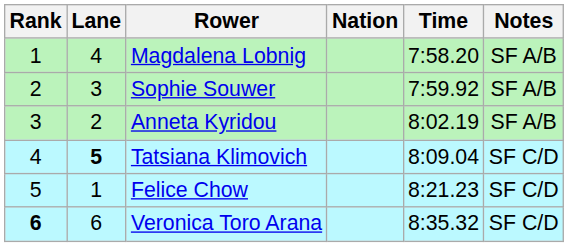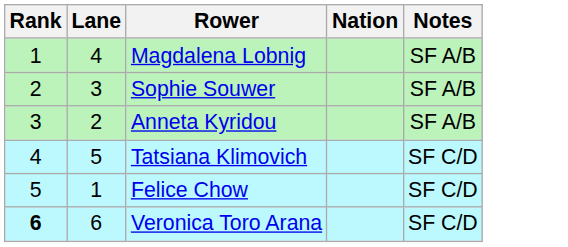- column: (443, 21)
(96, 156) bold -> (96, 156) normal
